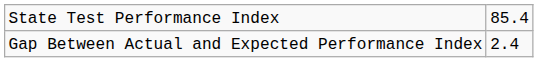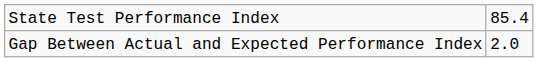(505, 44) 2.4 -> (505, 44) 2.0
